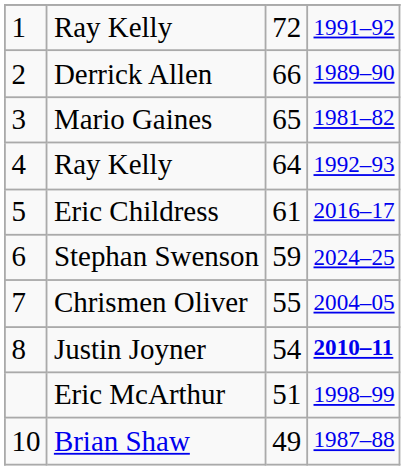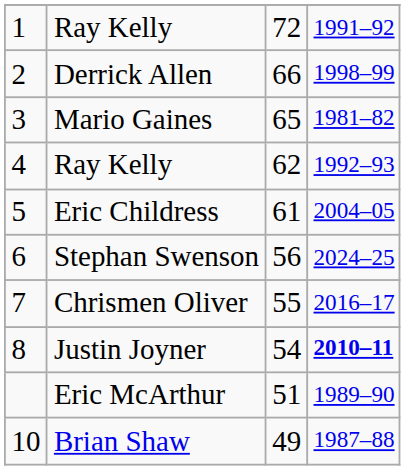(354, 73) 1989–90 -> (354, 73) 1998–99
(287, 165) 64 -> (287, 165) 62
(354, 211) 2016–17 -> (354, 211) 2004–05
(287, 257) 59 -> (287, 257) 56
(354, 303) 2004–05 -> (354, 303) 2016–17
(354, 394) 1998–99 -> (354, 394) 1989–90
